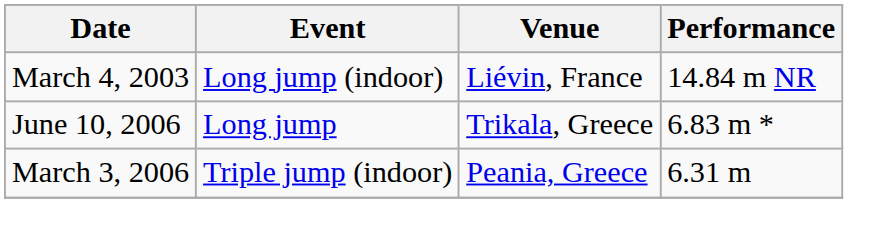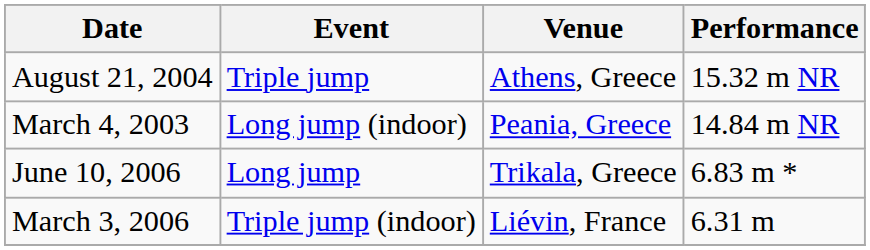+ row: (112, 76)
(554, 76) Liévin, France -> (580, 124) Peania, Greece
(557, 172) Peania, Greece -> (578, 220) Liévin, France
